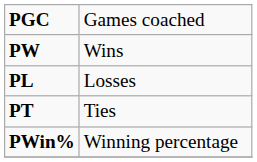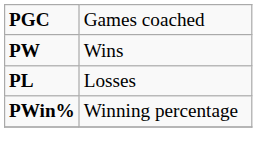- row: (21, 111)
